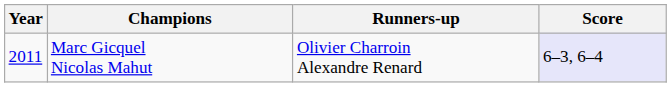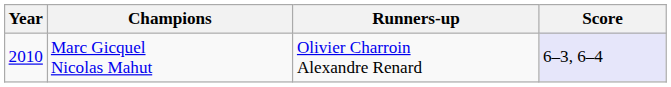(25, 57) 2011 -> (26, 57) 2010
